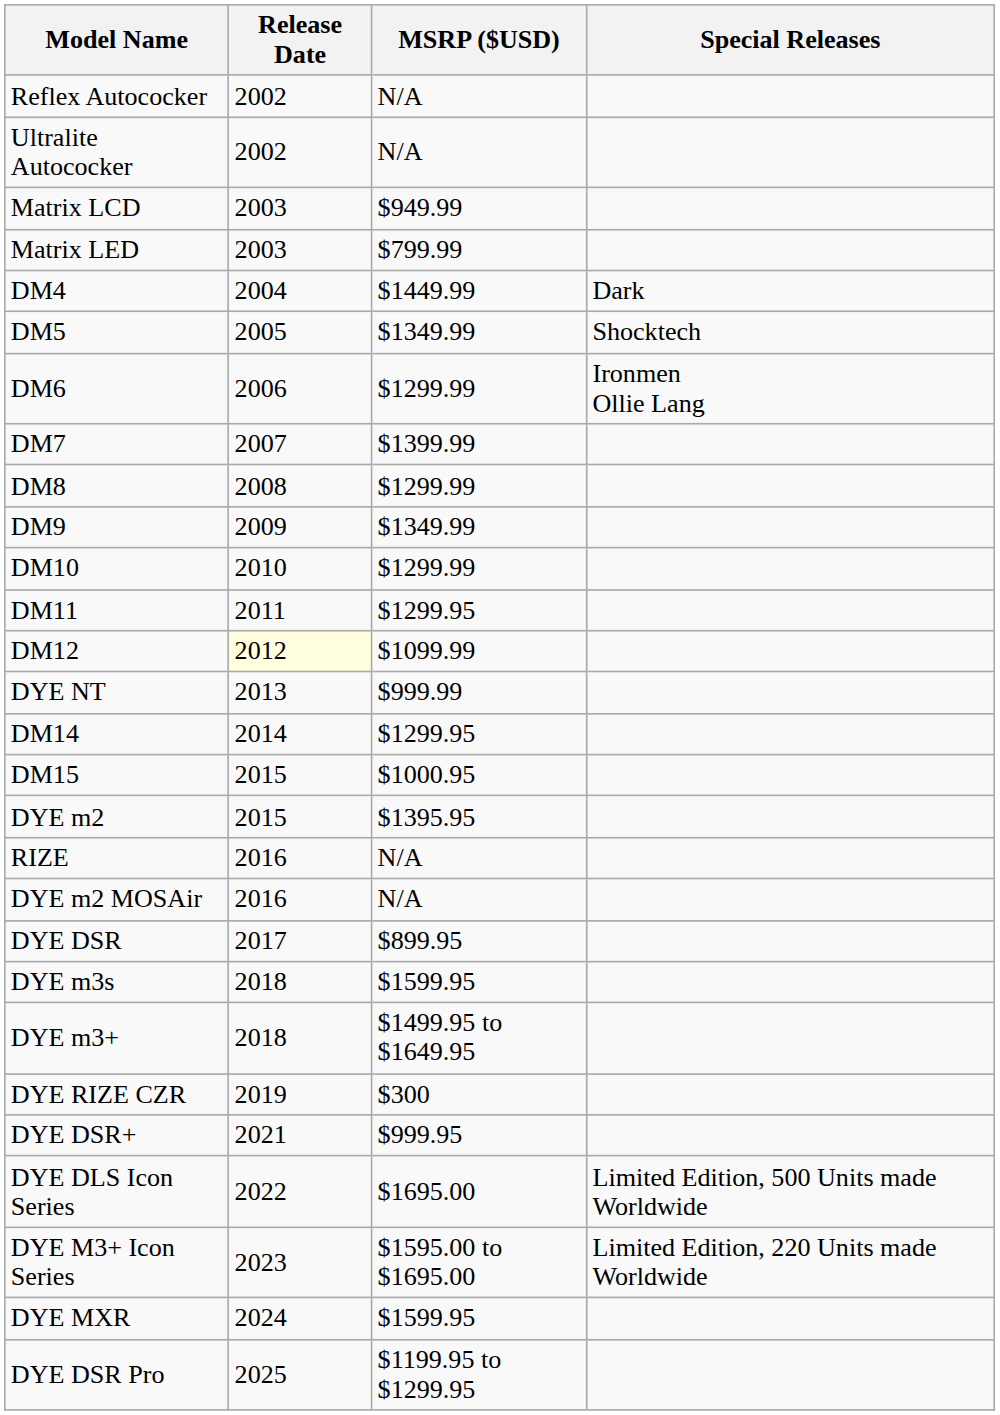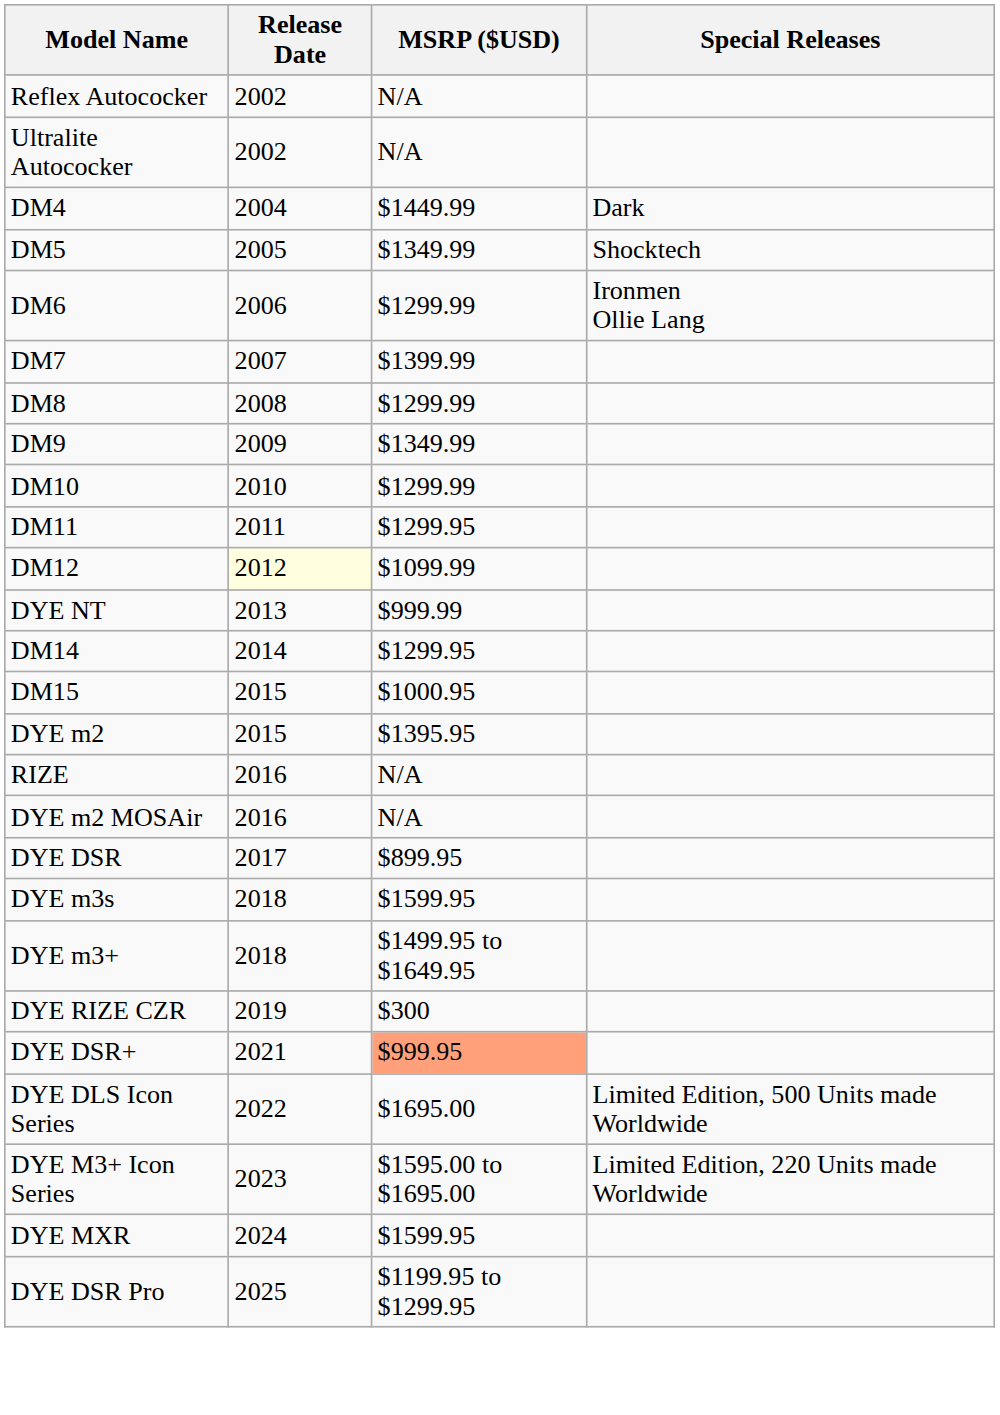- row: (76, 207)
- row: (75, 249)
(420, 1135) no background -> (420, 1052) lightsalmon background
